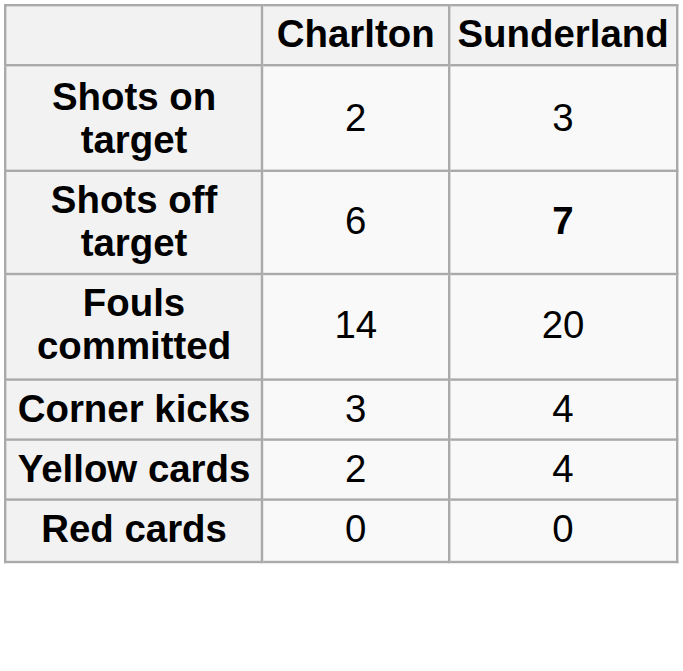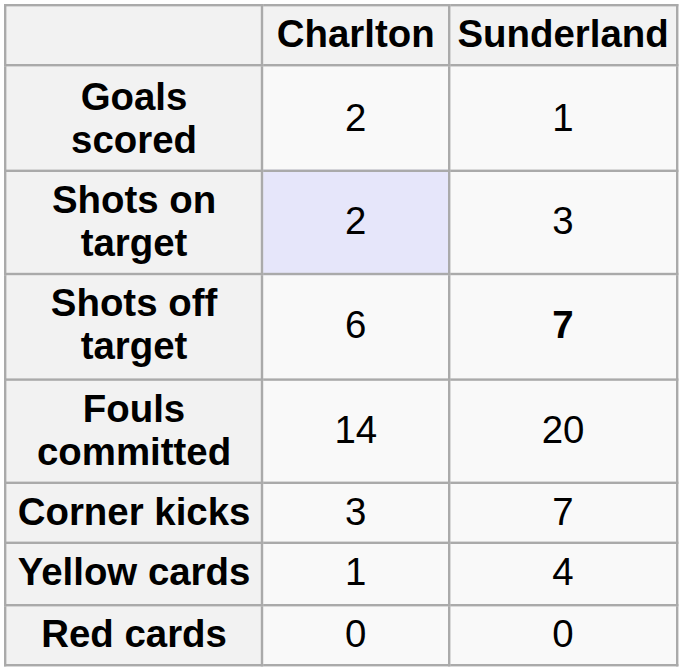+ row: (134, 117)
(356, 117) no background -> (356, 221) lavender background
(563, 408) 4 -> (563, 512) 7
(356, 469) 2 -> (356, 573) 1
